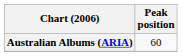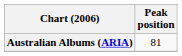(156, 42) 60 -> (156, 42) 81
